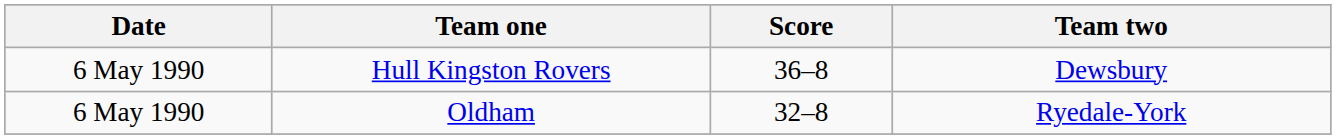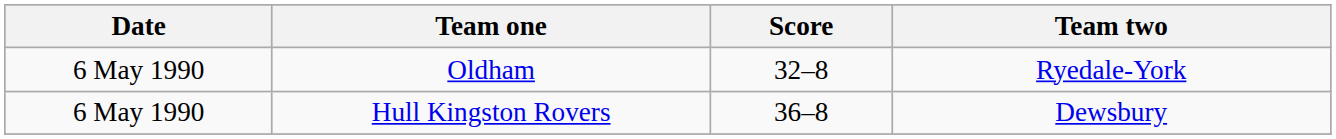rows swapped: (491, 69) <-> (491, 112)
